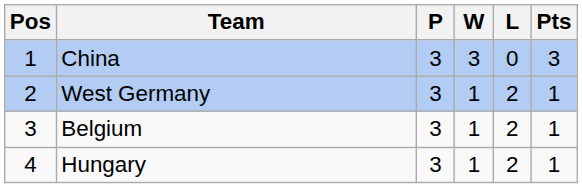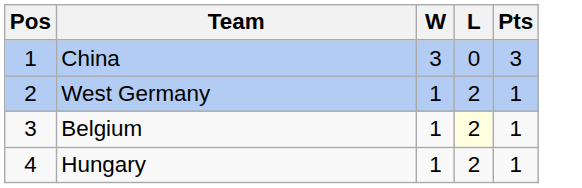- column: (436, 22)
(512, 128) no background -> (474, 128) lightyellow background
